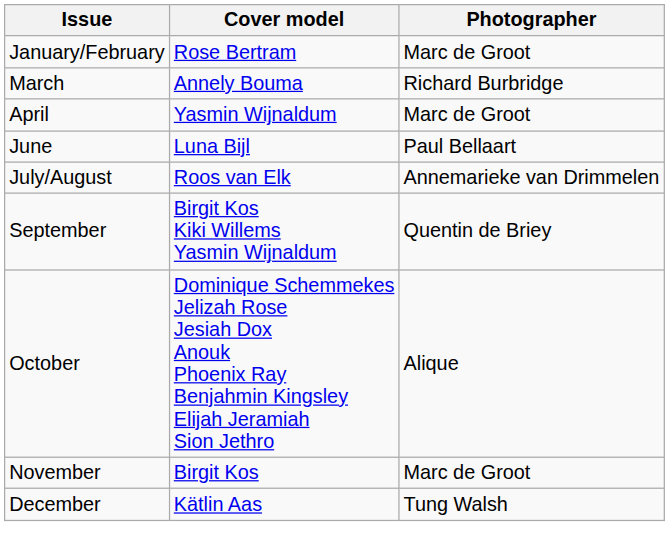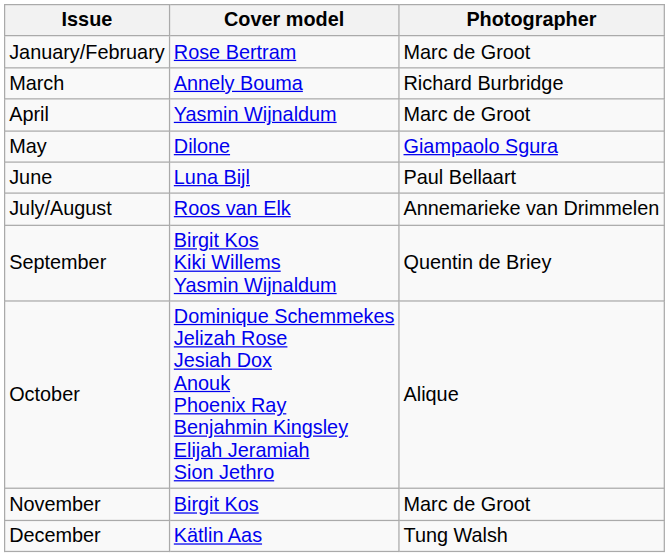+ row: (28, 146)
